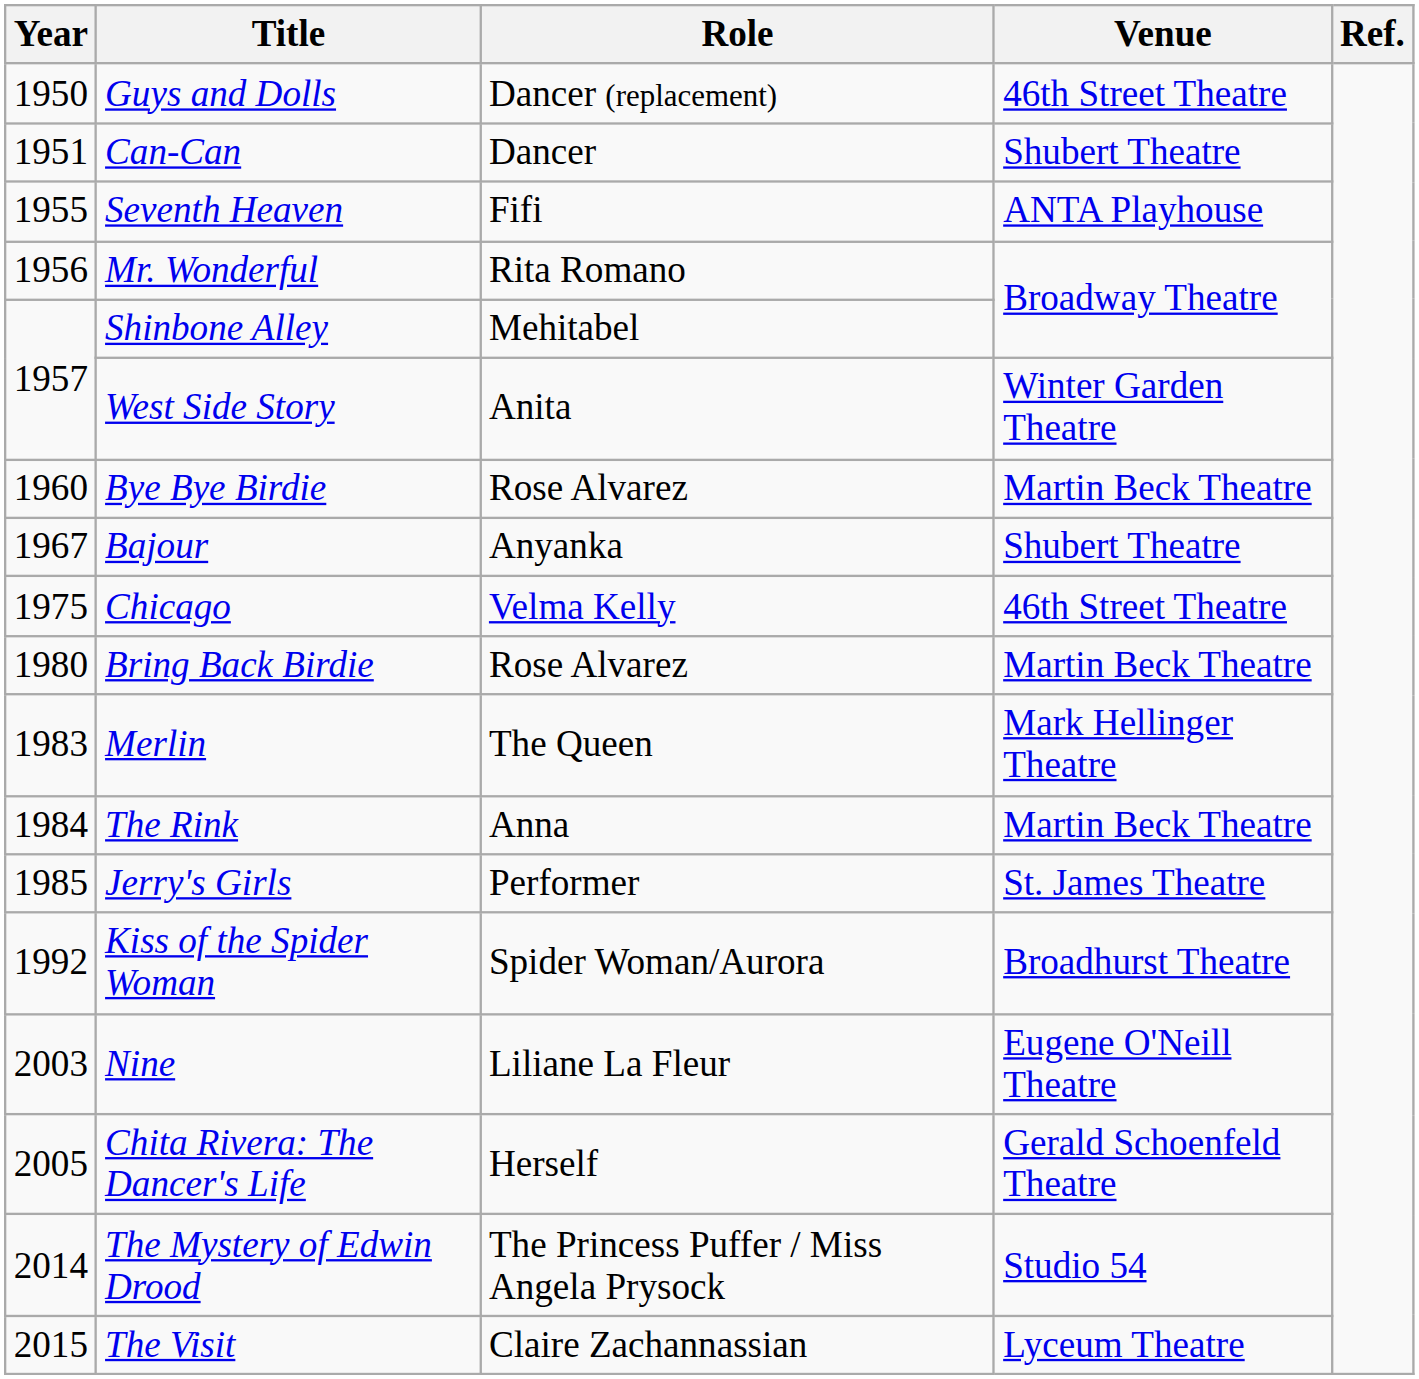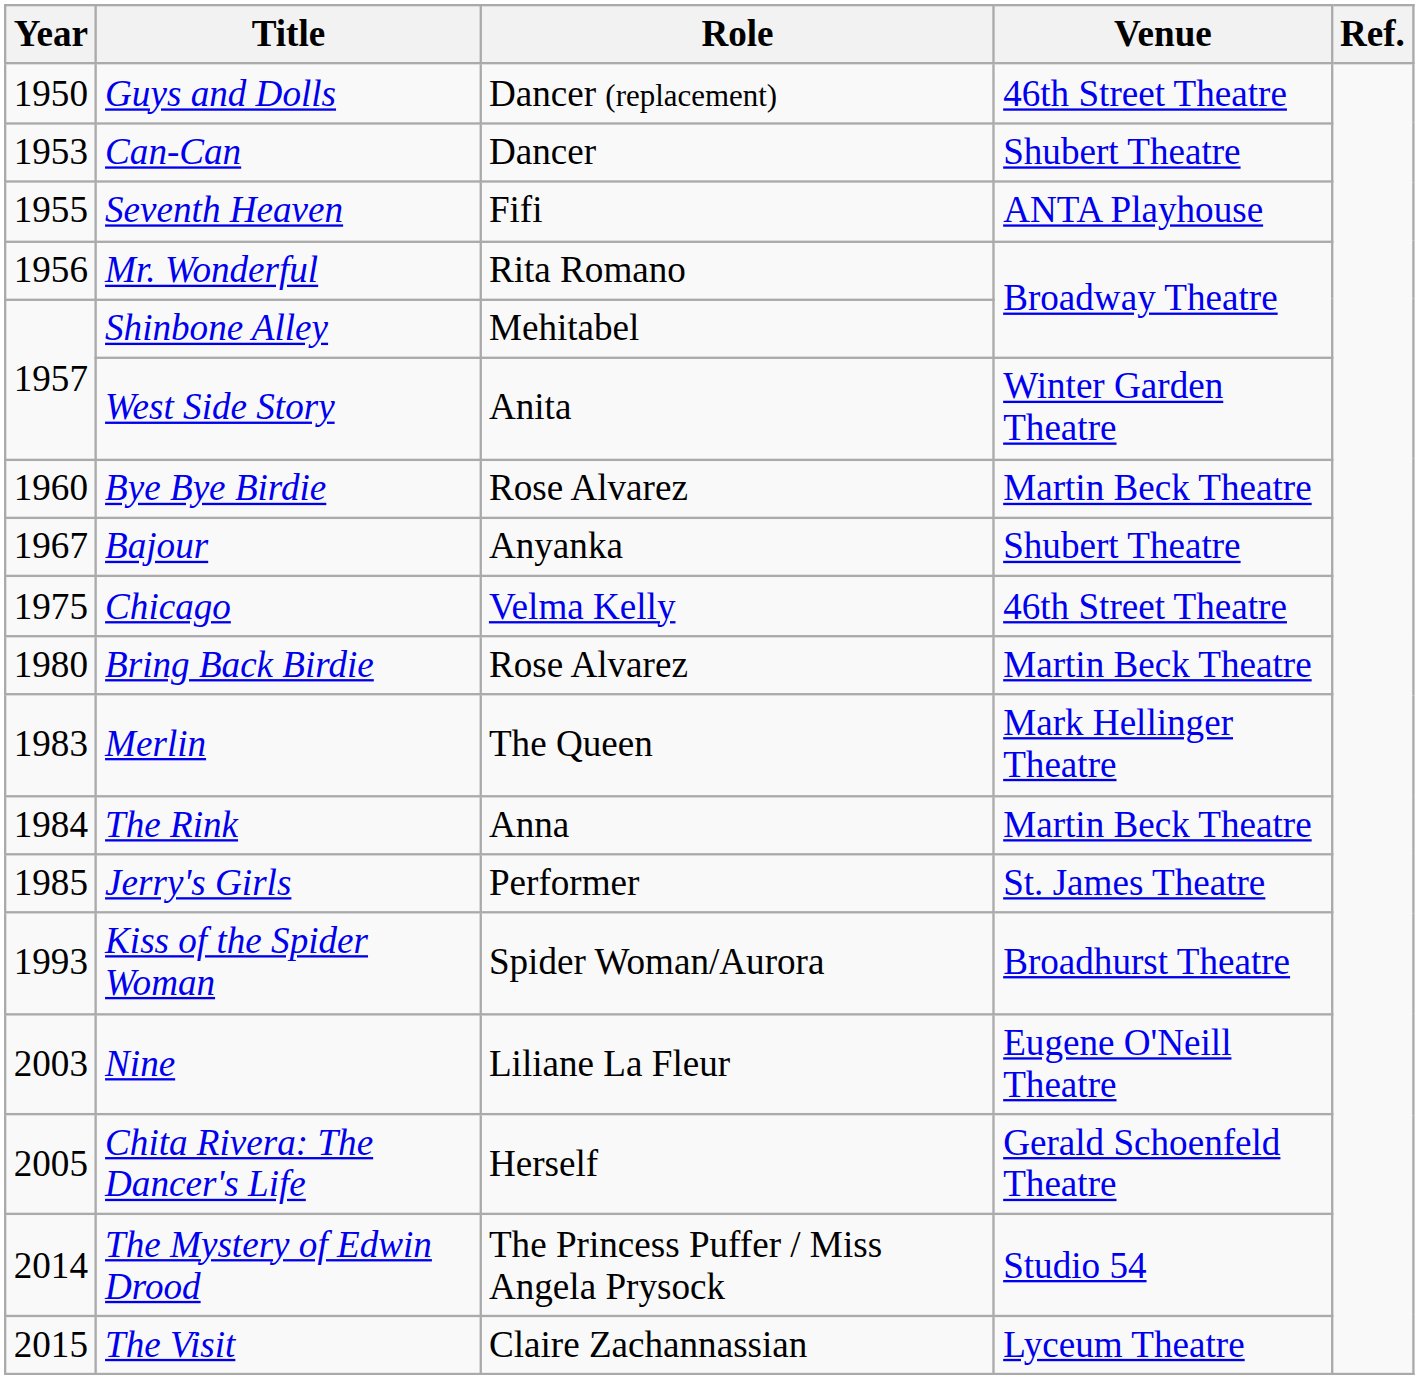(51, 151) 1951 -> (51, 151) 1953
(51, 962) 1992 -> (51, 962) 1993
